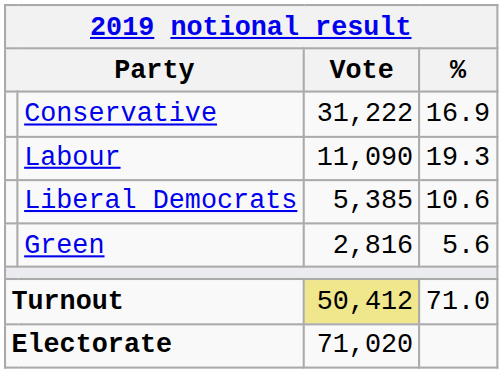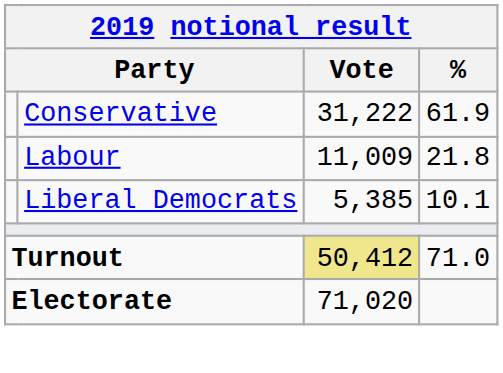(458, 114) 16.9 -> (458, 114) 61.9
(365, 158) 11,090 -> (365, 158) 11,009
(458, 158) 19.3 -> (458, 158) 21.8
(458, 201) 10.6 -> (458, 201) 10.1
- row: (64, 245)
